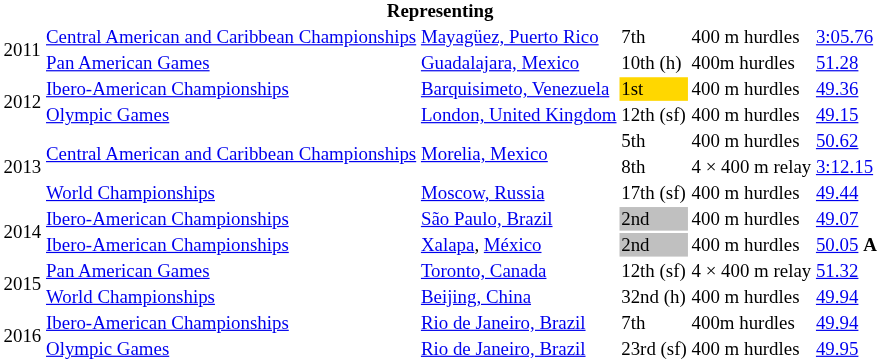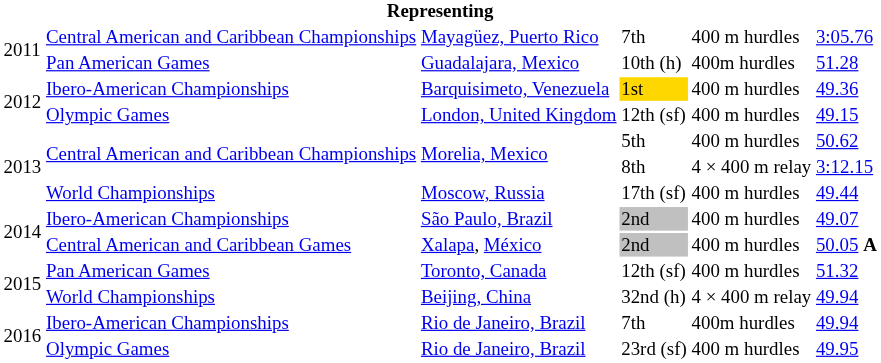(167, 244) Ibero-American Championships -> (199, 244) Central American and Caribbean Games
(751, 270) 4 × 400 m relay -> (746, 270) 400 m hurdles
(746, 296) 400 m hurdles -> (751, 296) 4 × 400 m relay
